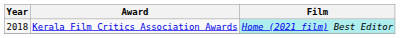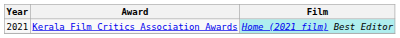(17, 26) 2018 -> (17, 26) 2021
